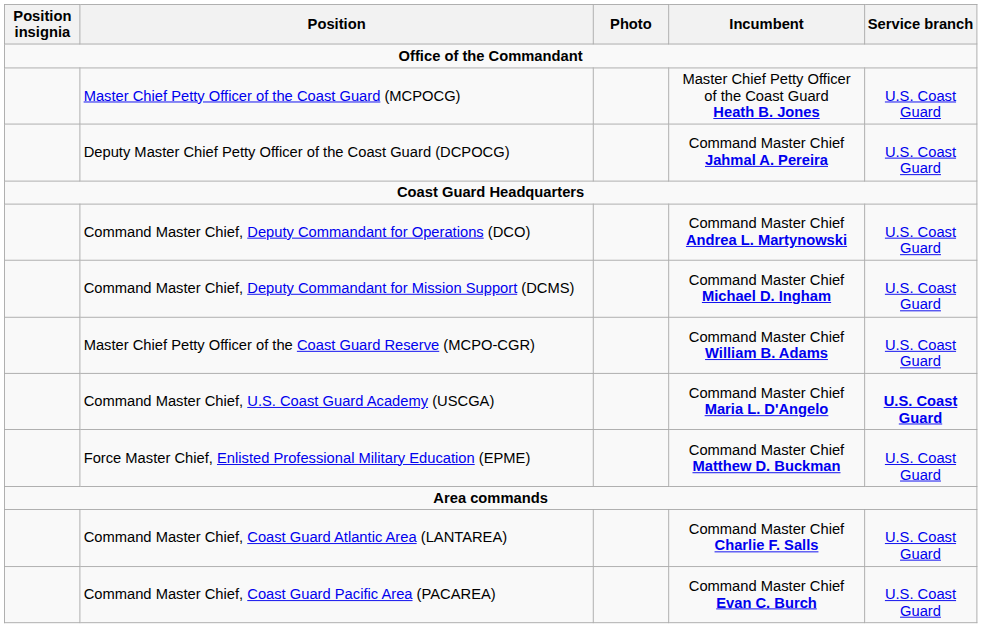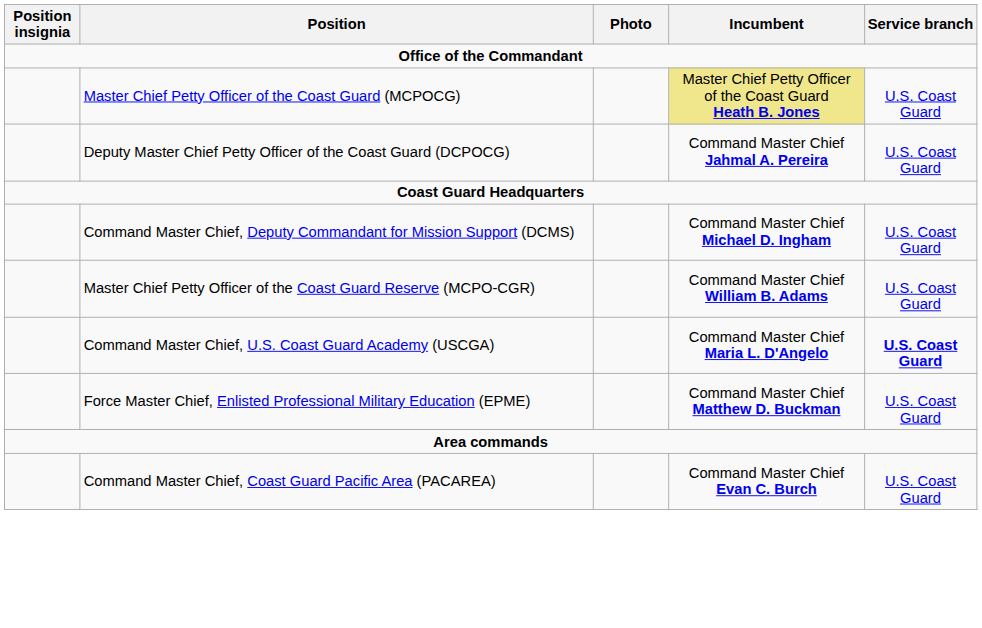(767, 95) no background -> (767, 95) khaki background
- row: (307, 232)
- row: (295, 537)
